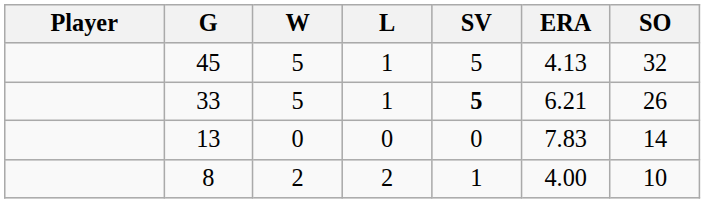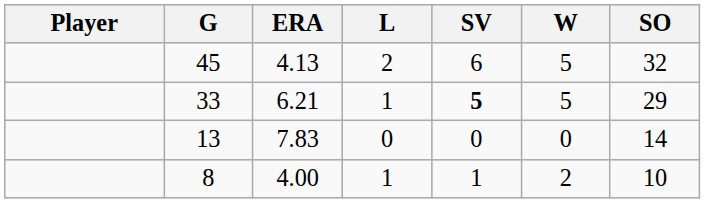columns swapped: (298, 23) <-> (566, 23)
(387, 62) 1 -> (387, 62) 2
(476, 62) 5 -> (476, 62) 6
(655, 100) 26 -> (655, 100) 29
(387, 178) 2 -> (387, 178) 1
